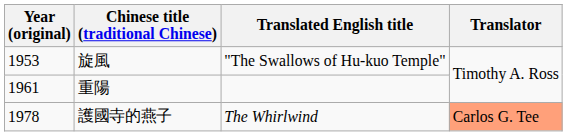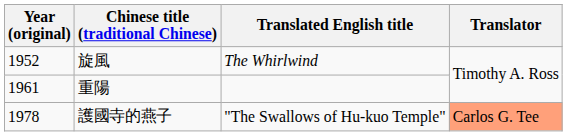(24, 60) 1953 -> (24, 60) 1952
(335, 60) "The Swallows of Hu-kuo Temple" -> (271, 60) The Whirlwind
(271, 116) The Whirlwind -> (335, 116) "The Swallows of Hu-kuo Temple"
